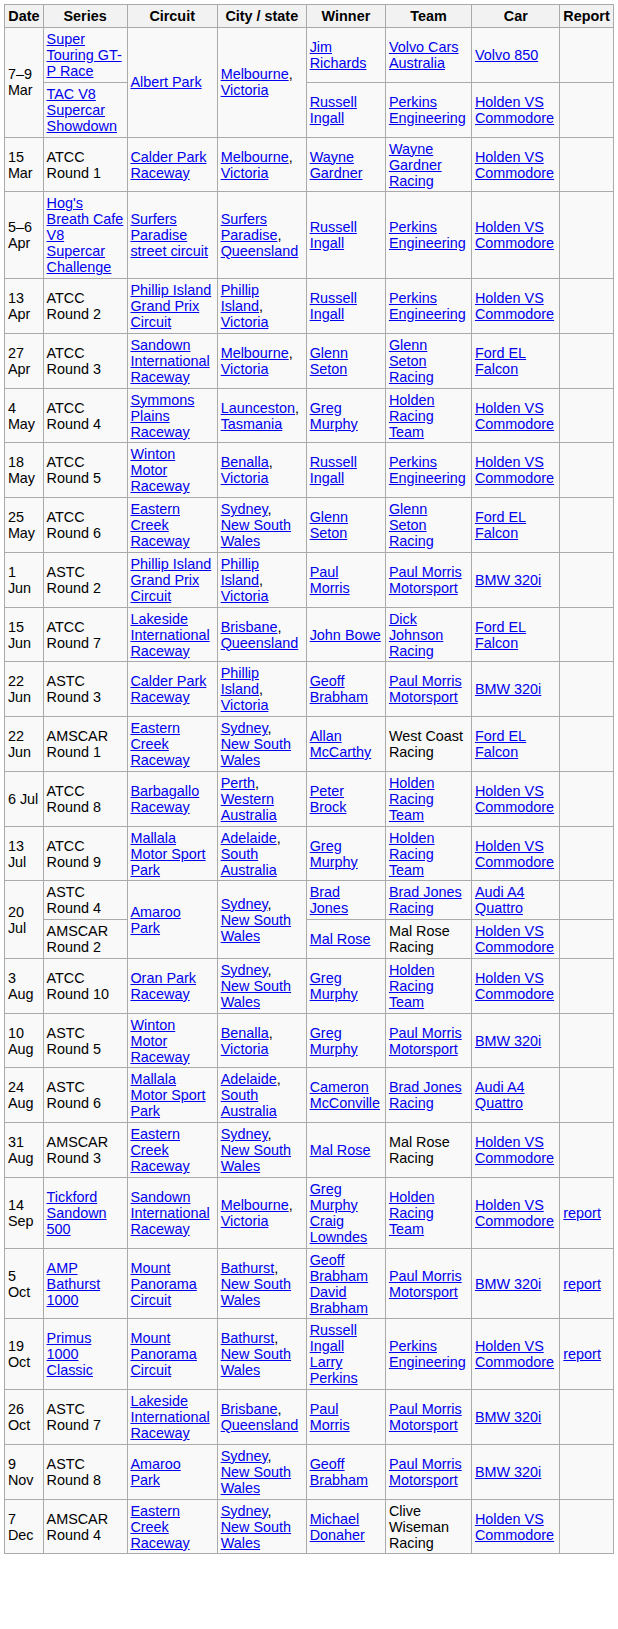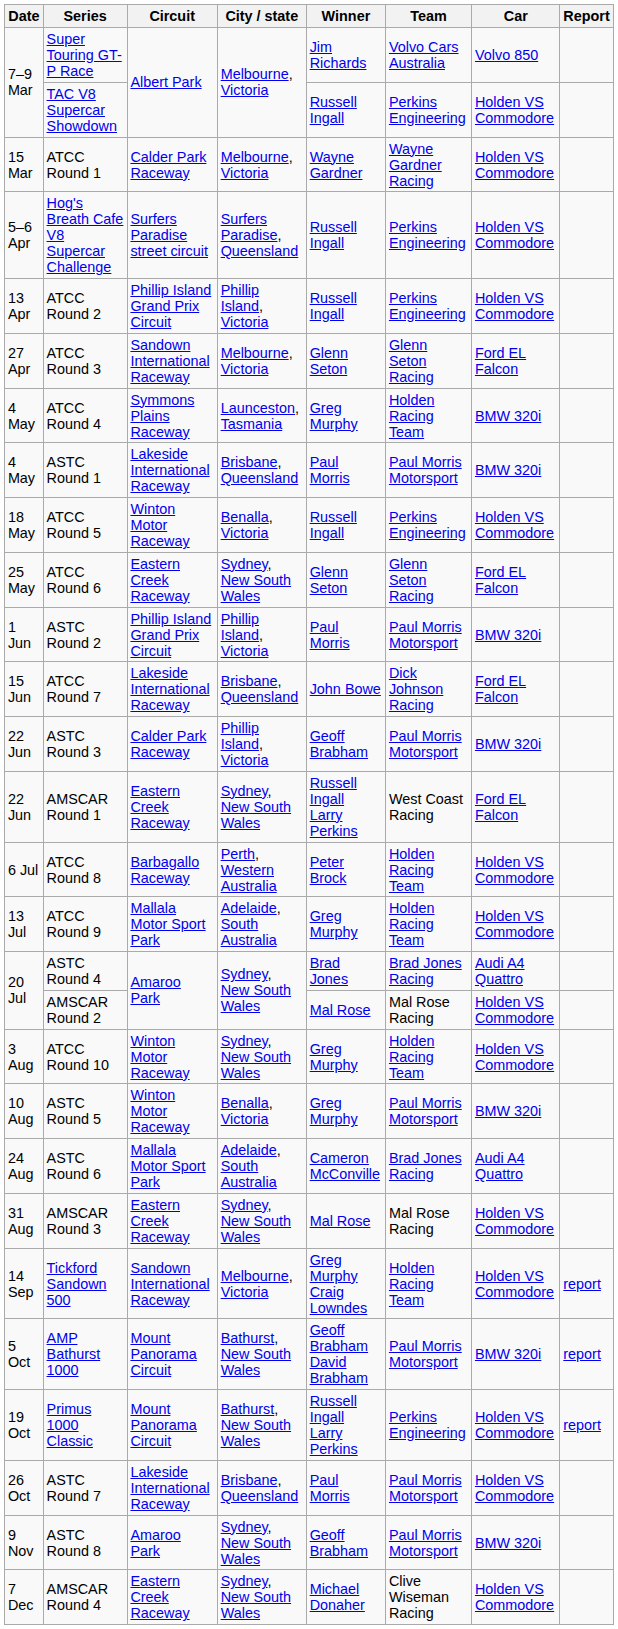(515, 416) Holden VS Commodore -> (508, 416) BMW 320i
+ row: (74, 470)
(340, 744) Allan McCarthy -> (334, 807) Russell Ingall Larry Perkins
(163, 986) Oran Park Raceway -> (160, 1057) Winton Motor Raceway
(508, 1417) BMW 320i -> (515, 1488) Holden VS Commodore
